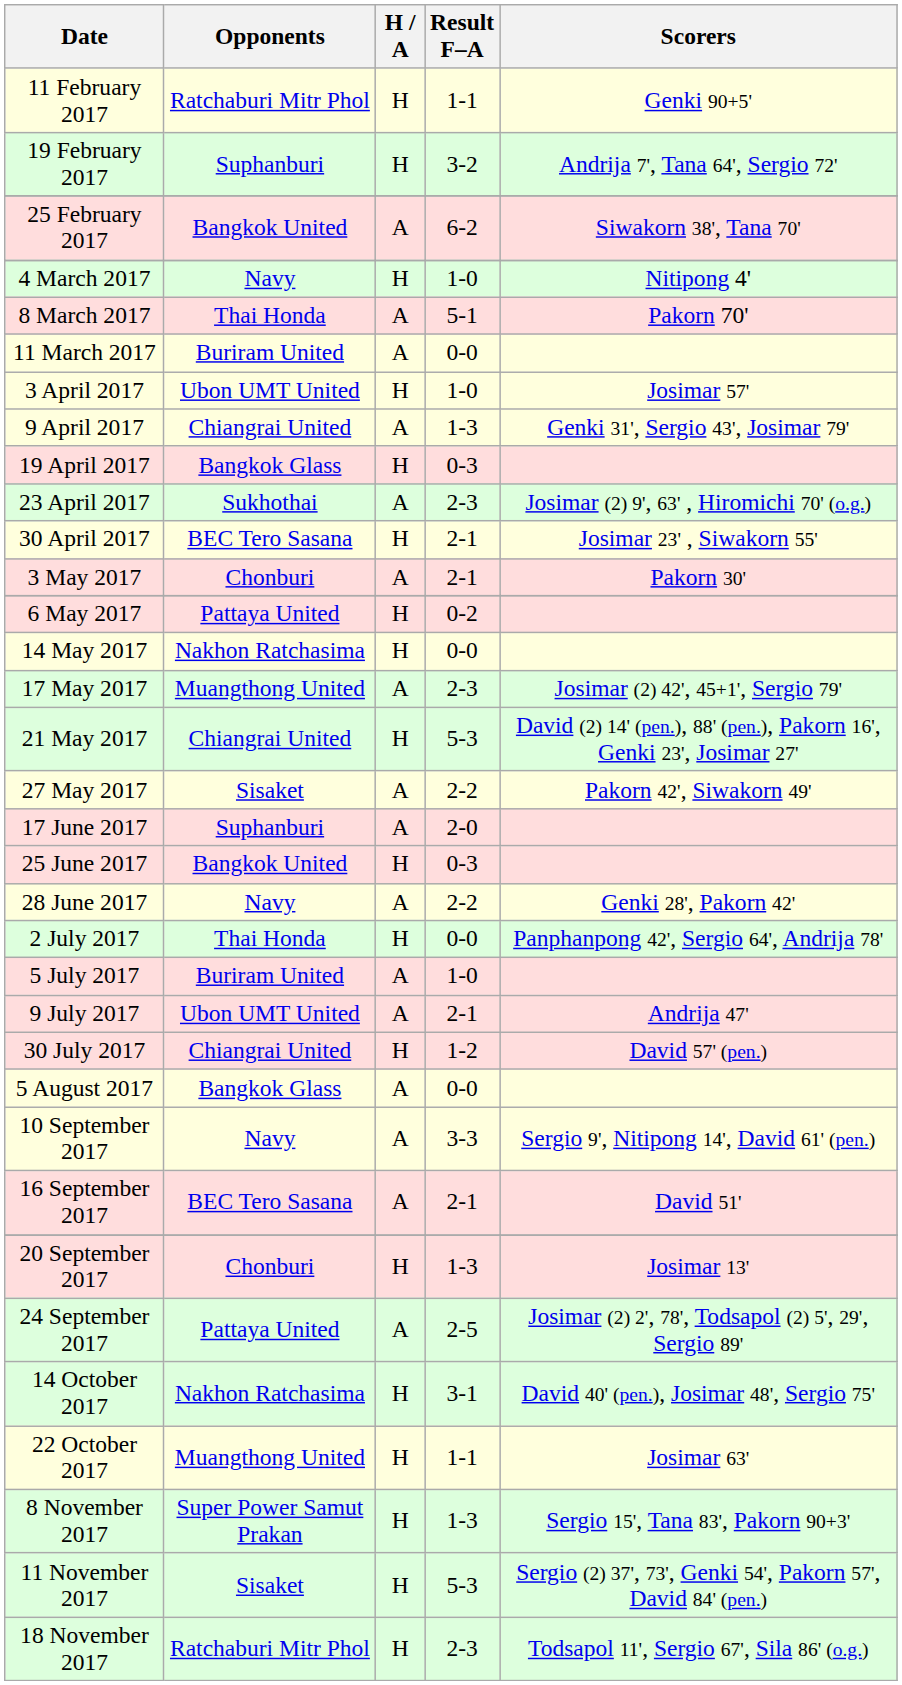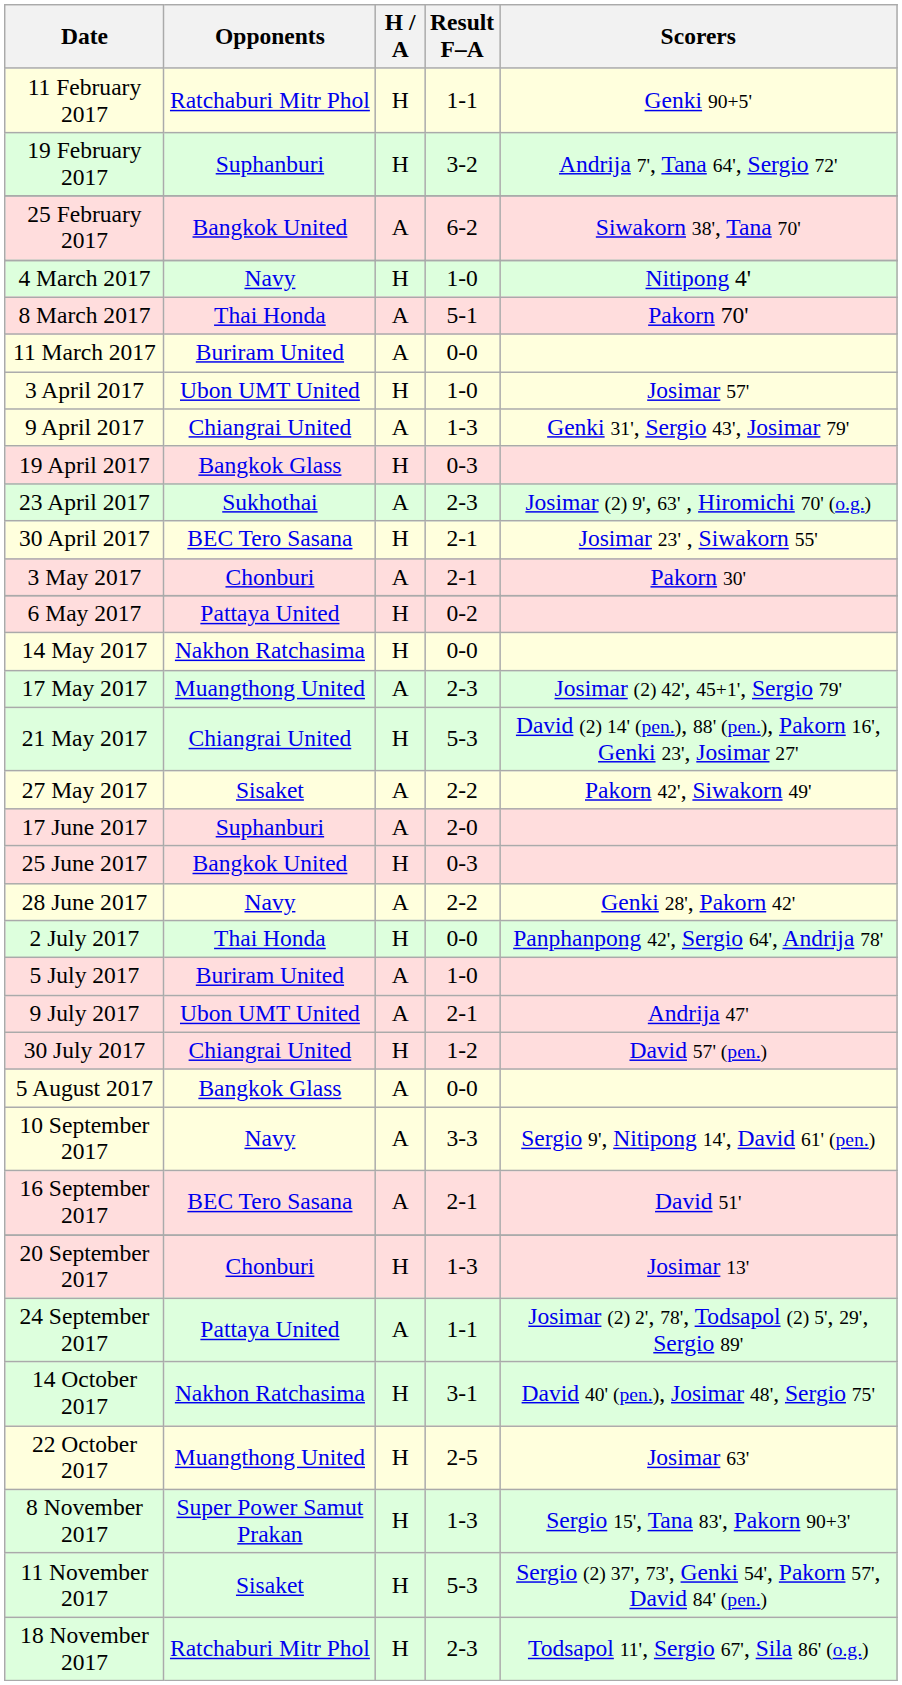(462, 1329) 2-5 -> (462, 1329) 1-1
(462, 1457) 1-1 -> (462, 1457) 2-5
